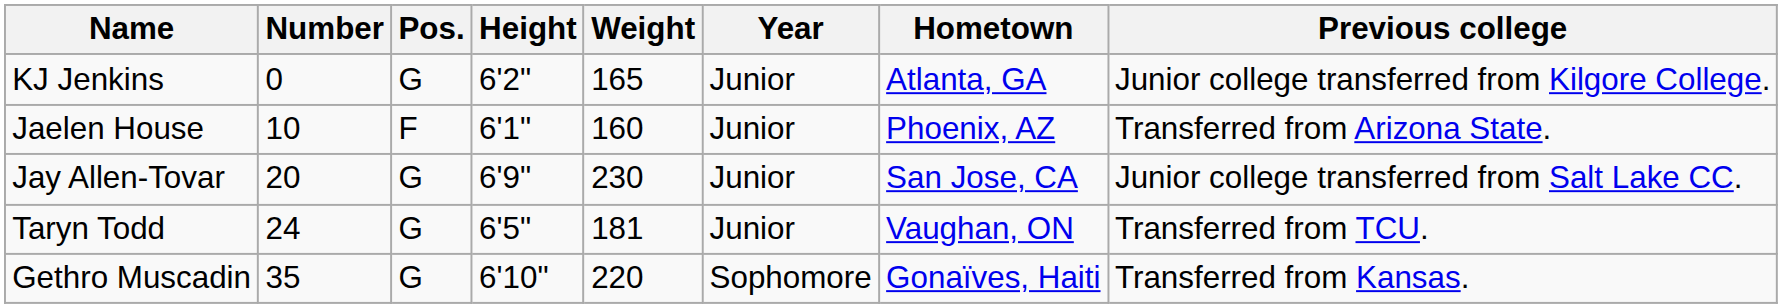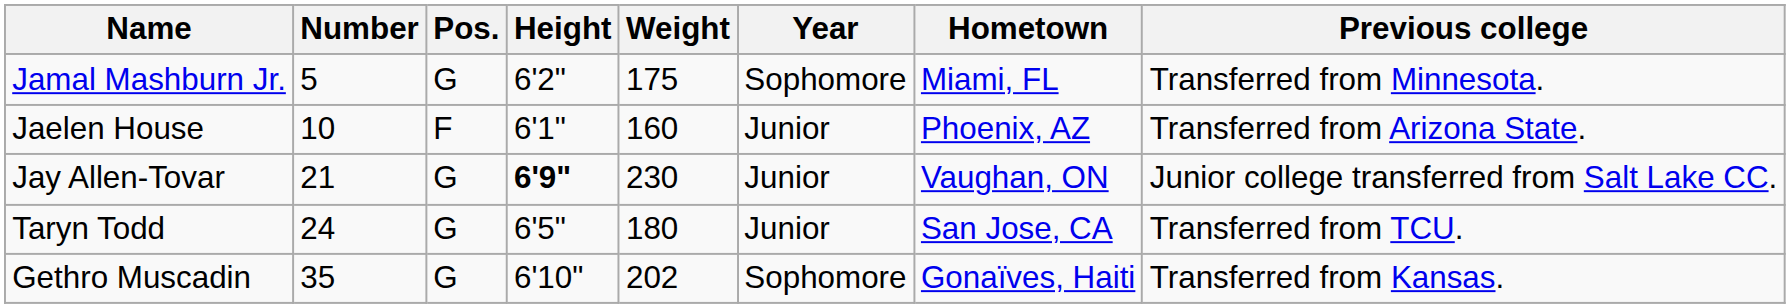- row: (88, 79)
+ row: (149, 79)
(283, 178) 20 -> (318, 178) 21
(505, 178) normal -> (543, 178) bold
(982, 178) San Jose, CA -> (1015, 178) Vaughan, ON
(617, 228) 181 -> (652, 228) 180
(980, 228) Vaughan, ON -> (1017, 228) San Jose, CA
(617, 278) 220 -> (652, 278) 202
